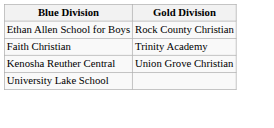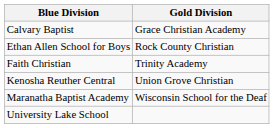+ row: (40, 30)
+ row: (68, 98)
